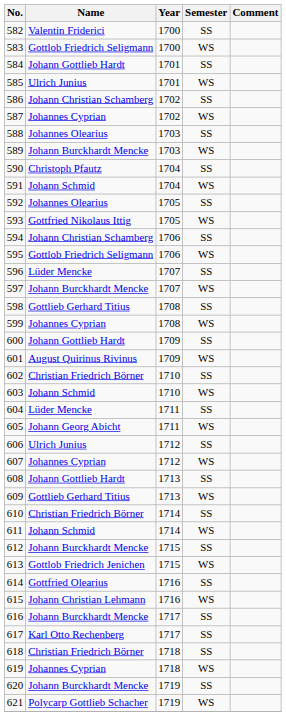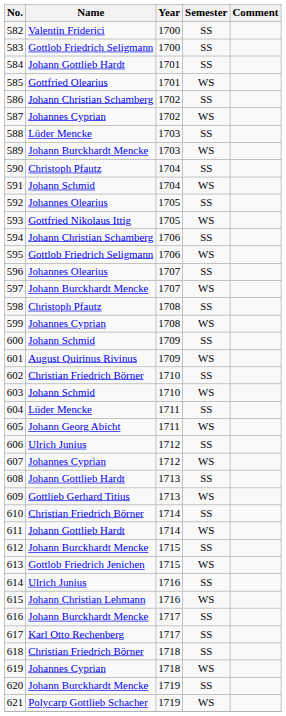(206, 47) WS -> (206, 47) SS
(57, 82) Ulrich Junius -> (68, 82) Gottfried Olearius
(68, 133) Johannes Olearius -> (60, 133) Lüder Mencke
(60, 271) Lüder Mencke -> (68, 271) Johannes Olearius
(79, 306) Gottlieb Gerhard Titius -> (65, 306) Christoph Pfautz
(77, 340) Johann Gottlieb Hardt -> (62, 340) Johann Schmid
(62, 530) Johann Schmid -> (77, 530) Johann Gottlieb Hardt
(68, 582) Gottfried Olearius -> (57, 582) Ulrich Junius
